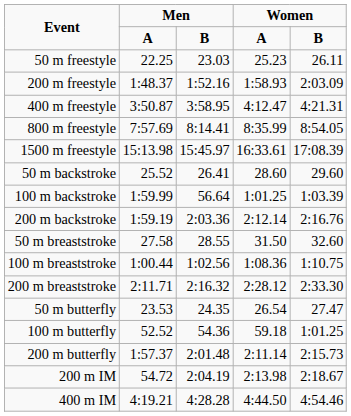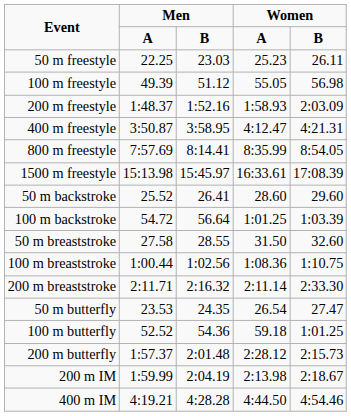+ row: (72, 83)
(151, 196) 1:59.99 -> (157, 219) 54.72
- row: (65, 219)
(265, 286) 2:28.12 -> (265, 286) 2:11.14
(265, 354) 2:11.14 -> (265, 354) 2:28.12
(157, 377) 54.72 -> (151, 377) 1:59.99
